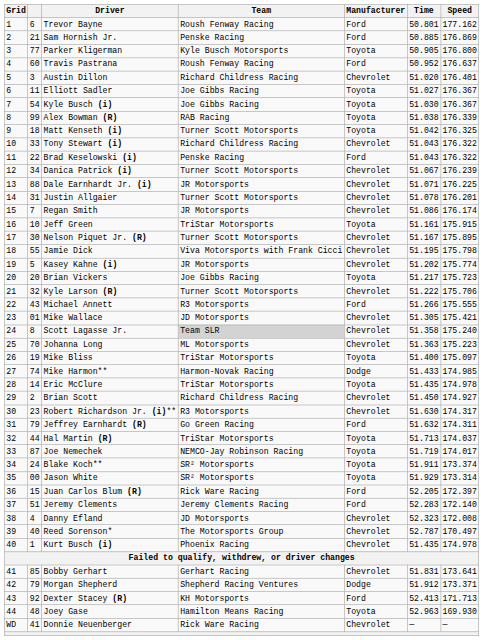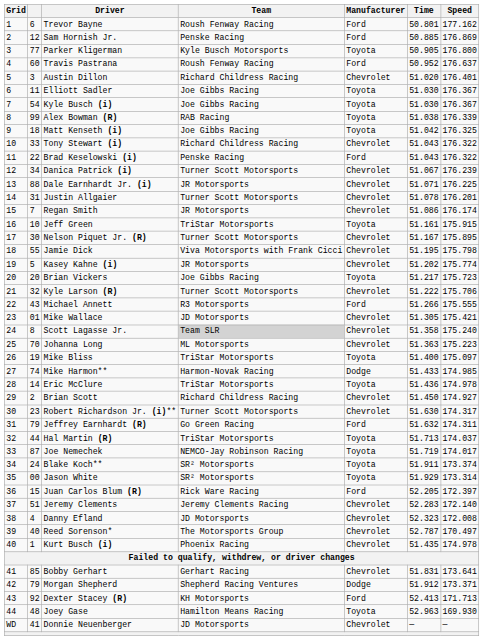(35, 38) 21 -> (35, 38) 12
(424, 91) 51.027 -> (424, 91) 51.030
(239, 131) Turner Scott Motorsports -> (219, 131) Joe Gibbs Racing
(424, 385) 51.435 -> (424, 385) 51.436
(215, 411) R3 Motorsports -> (239, 411) Turner Scott Motorsports
(356, 505) Ford -> (368, 505) Chevrolet
(219, 625) Rick Ware Racing -> (215, 625) JD Motorsports
